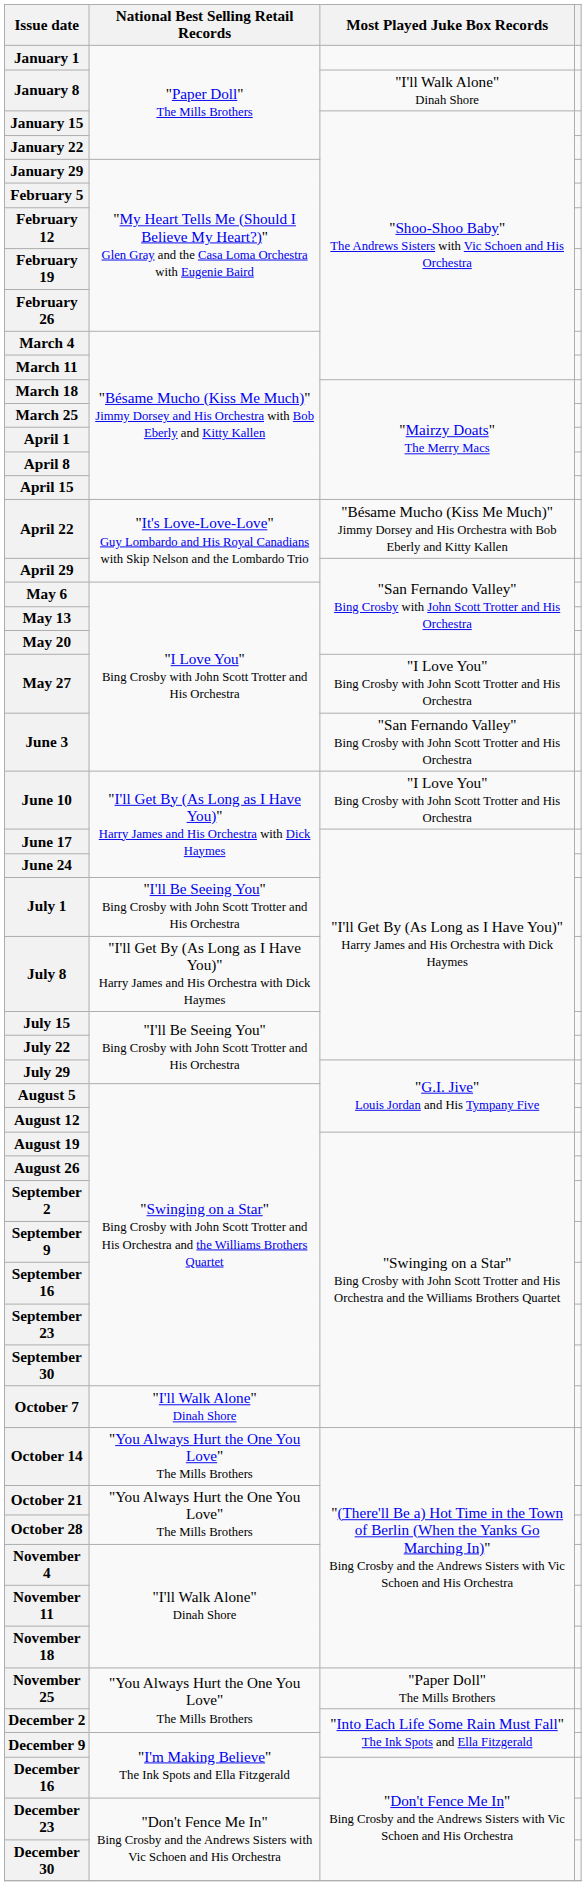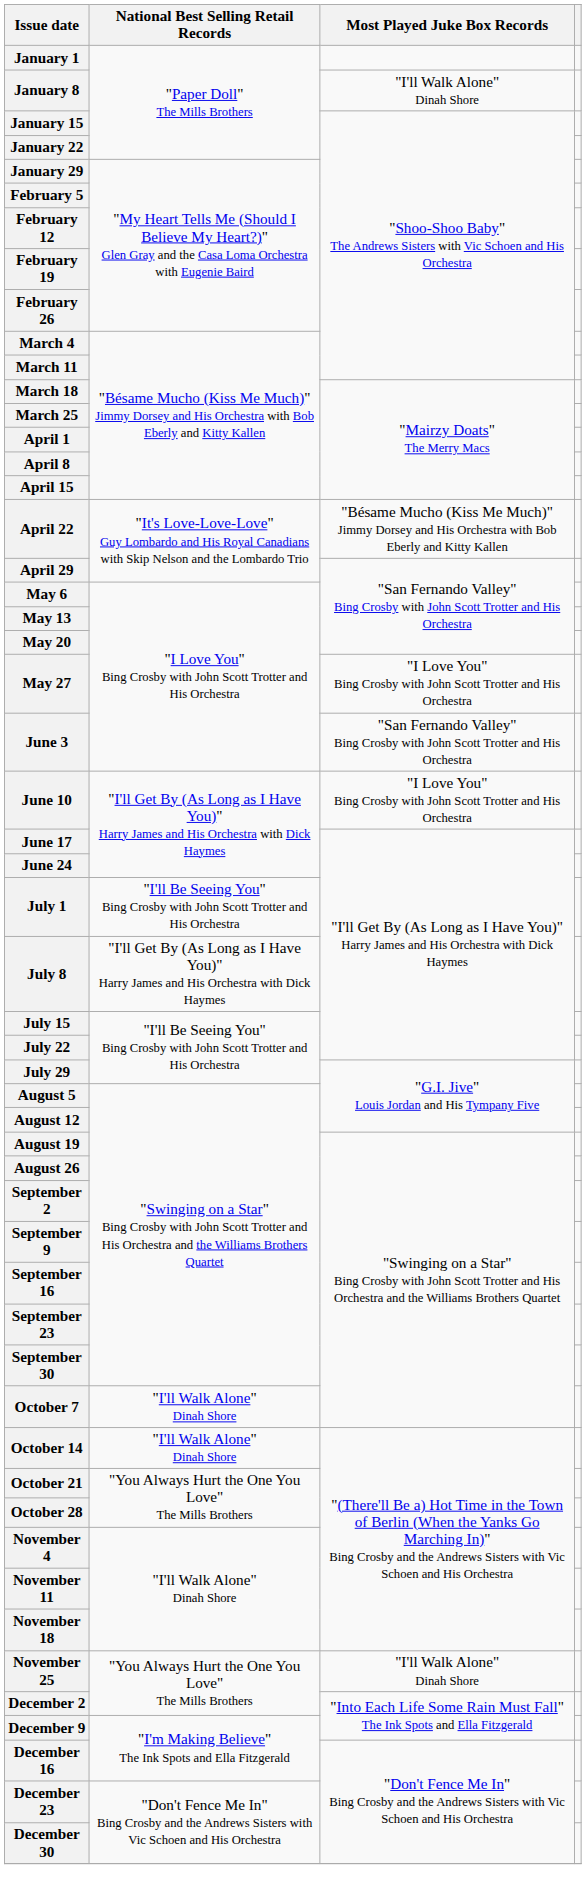(205, 1456) "You Always Hurt the One You Love" The Mills Brothers -> (205, 1447) "I'll Walk Alone" Dinah Shore
(447, 1688) "Paper Doll" The Mills Brothers -> (447, 1671) "I'll Walk Alone" Dinah Shore
